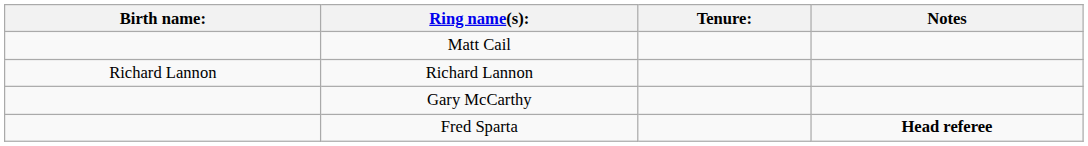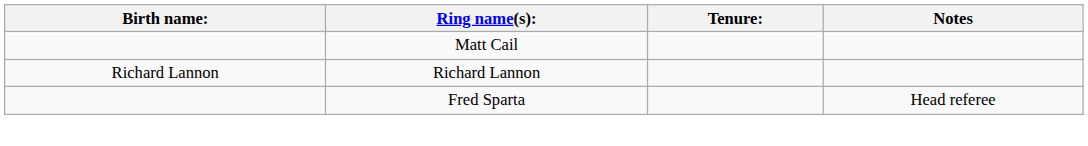- row: (479, 99)
(947, 127) bold -> (953, 99) normal
